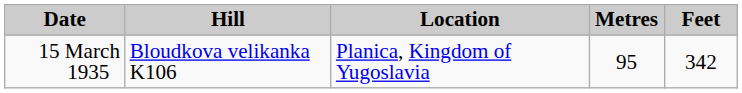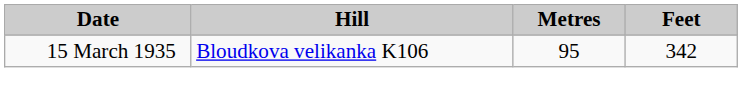- column: (460, 19)
